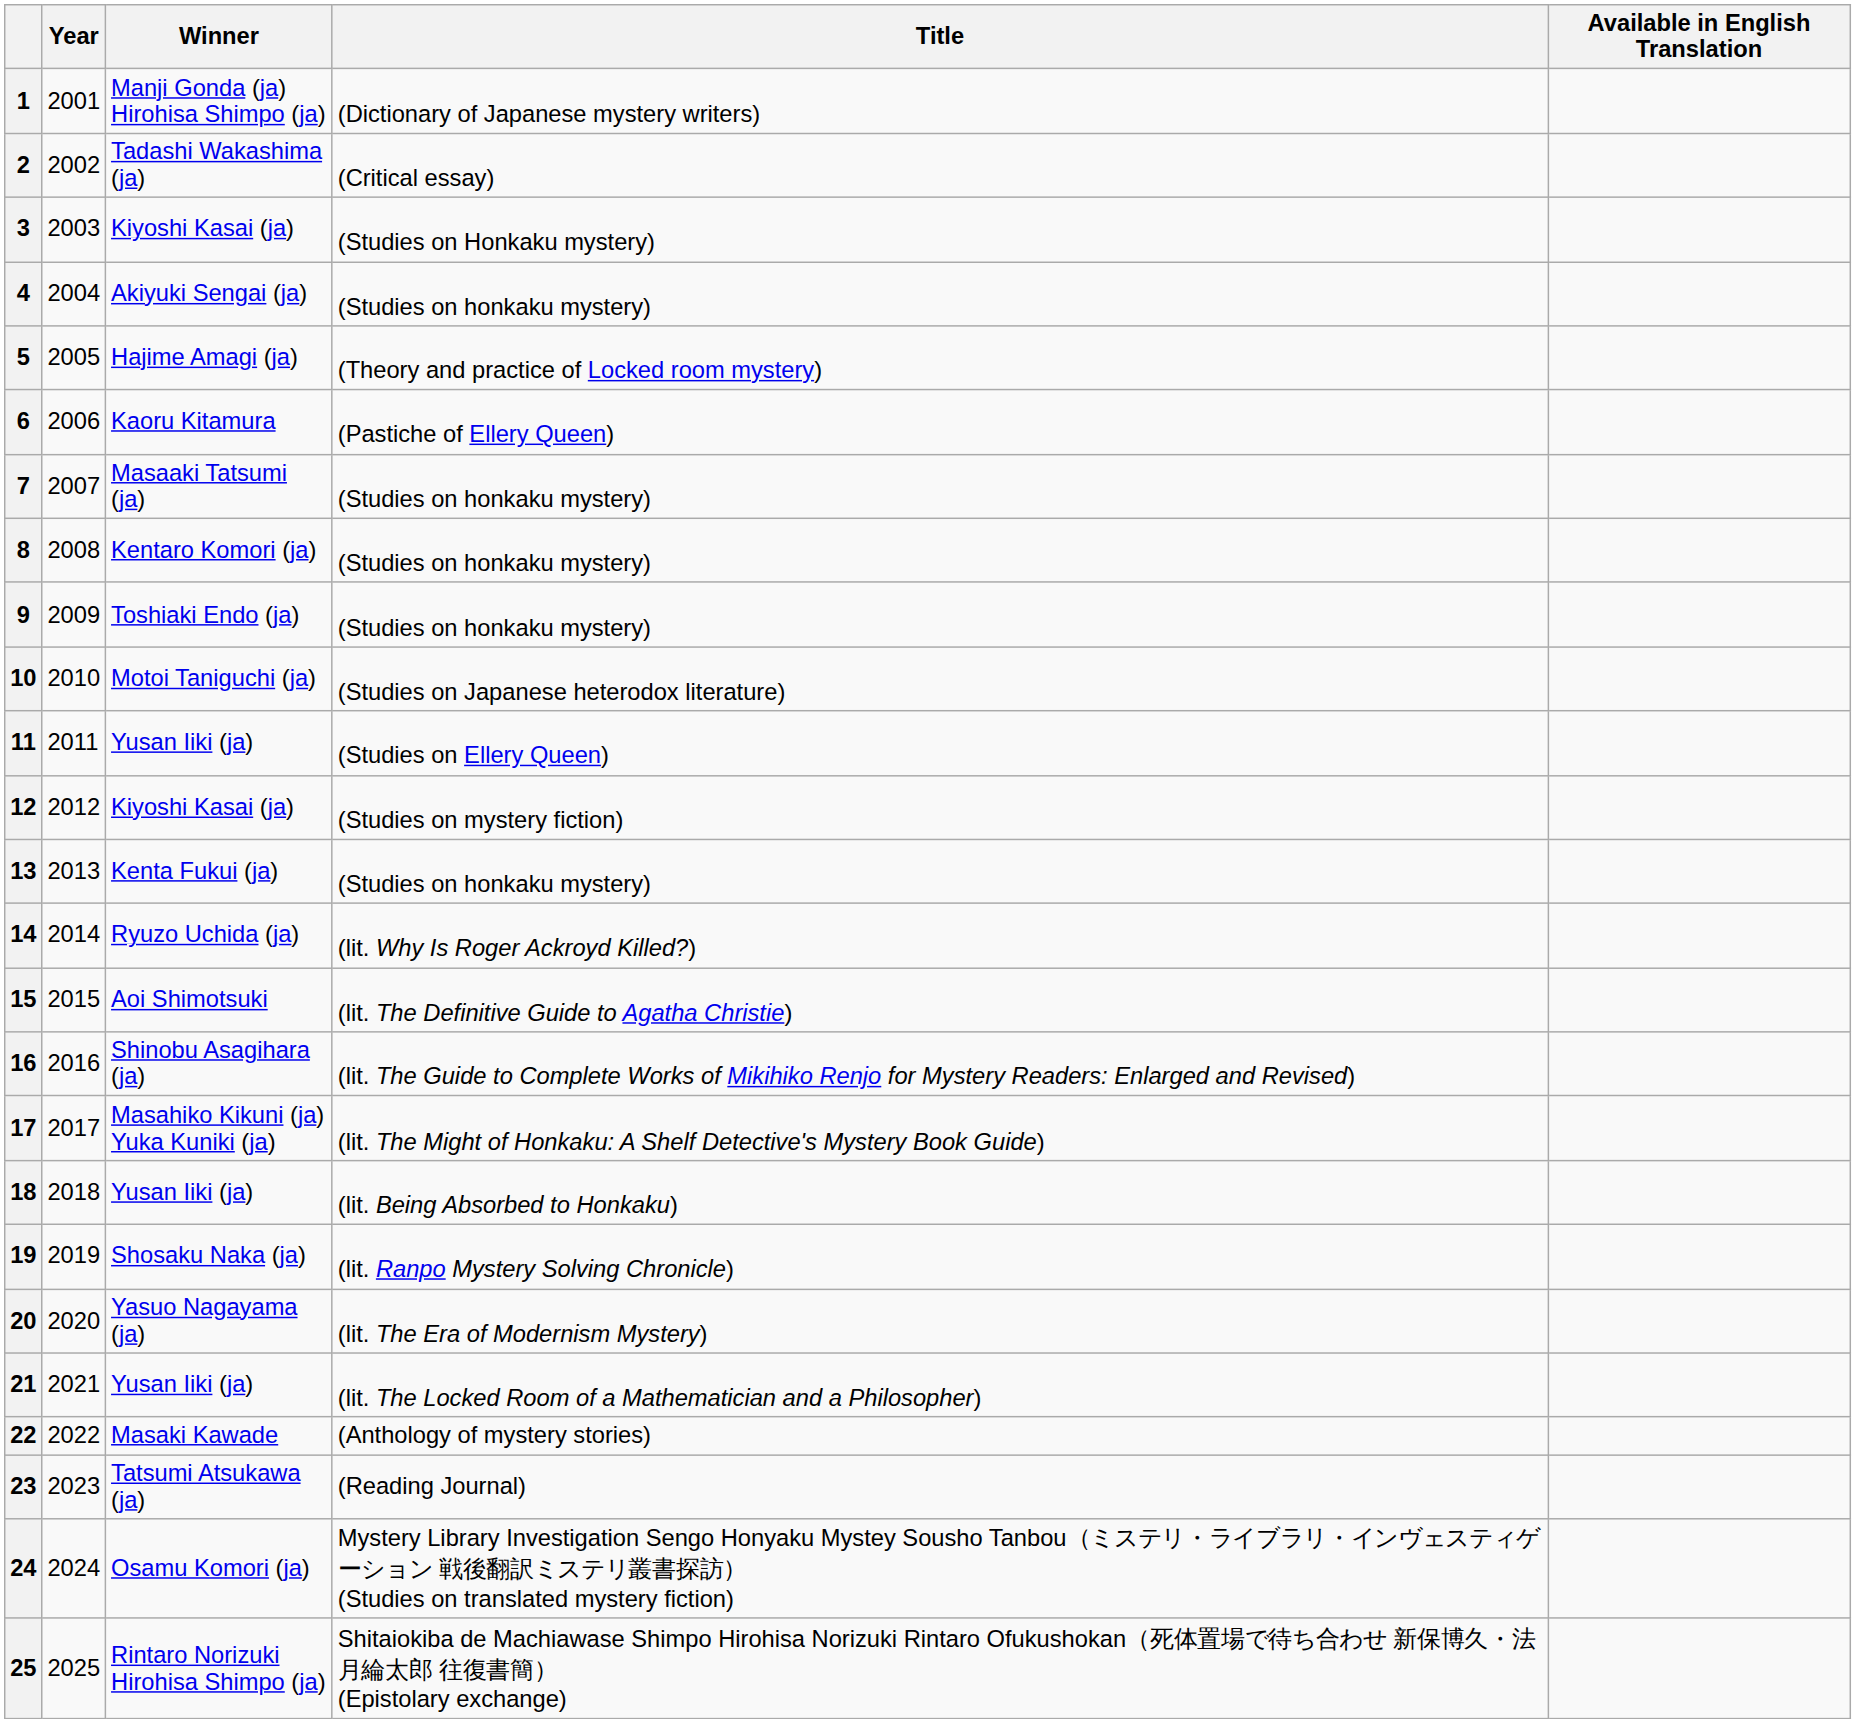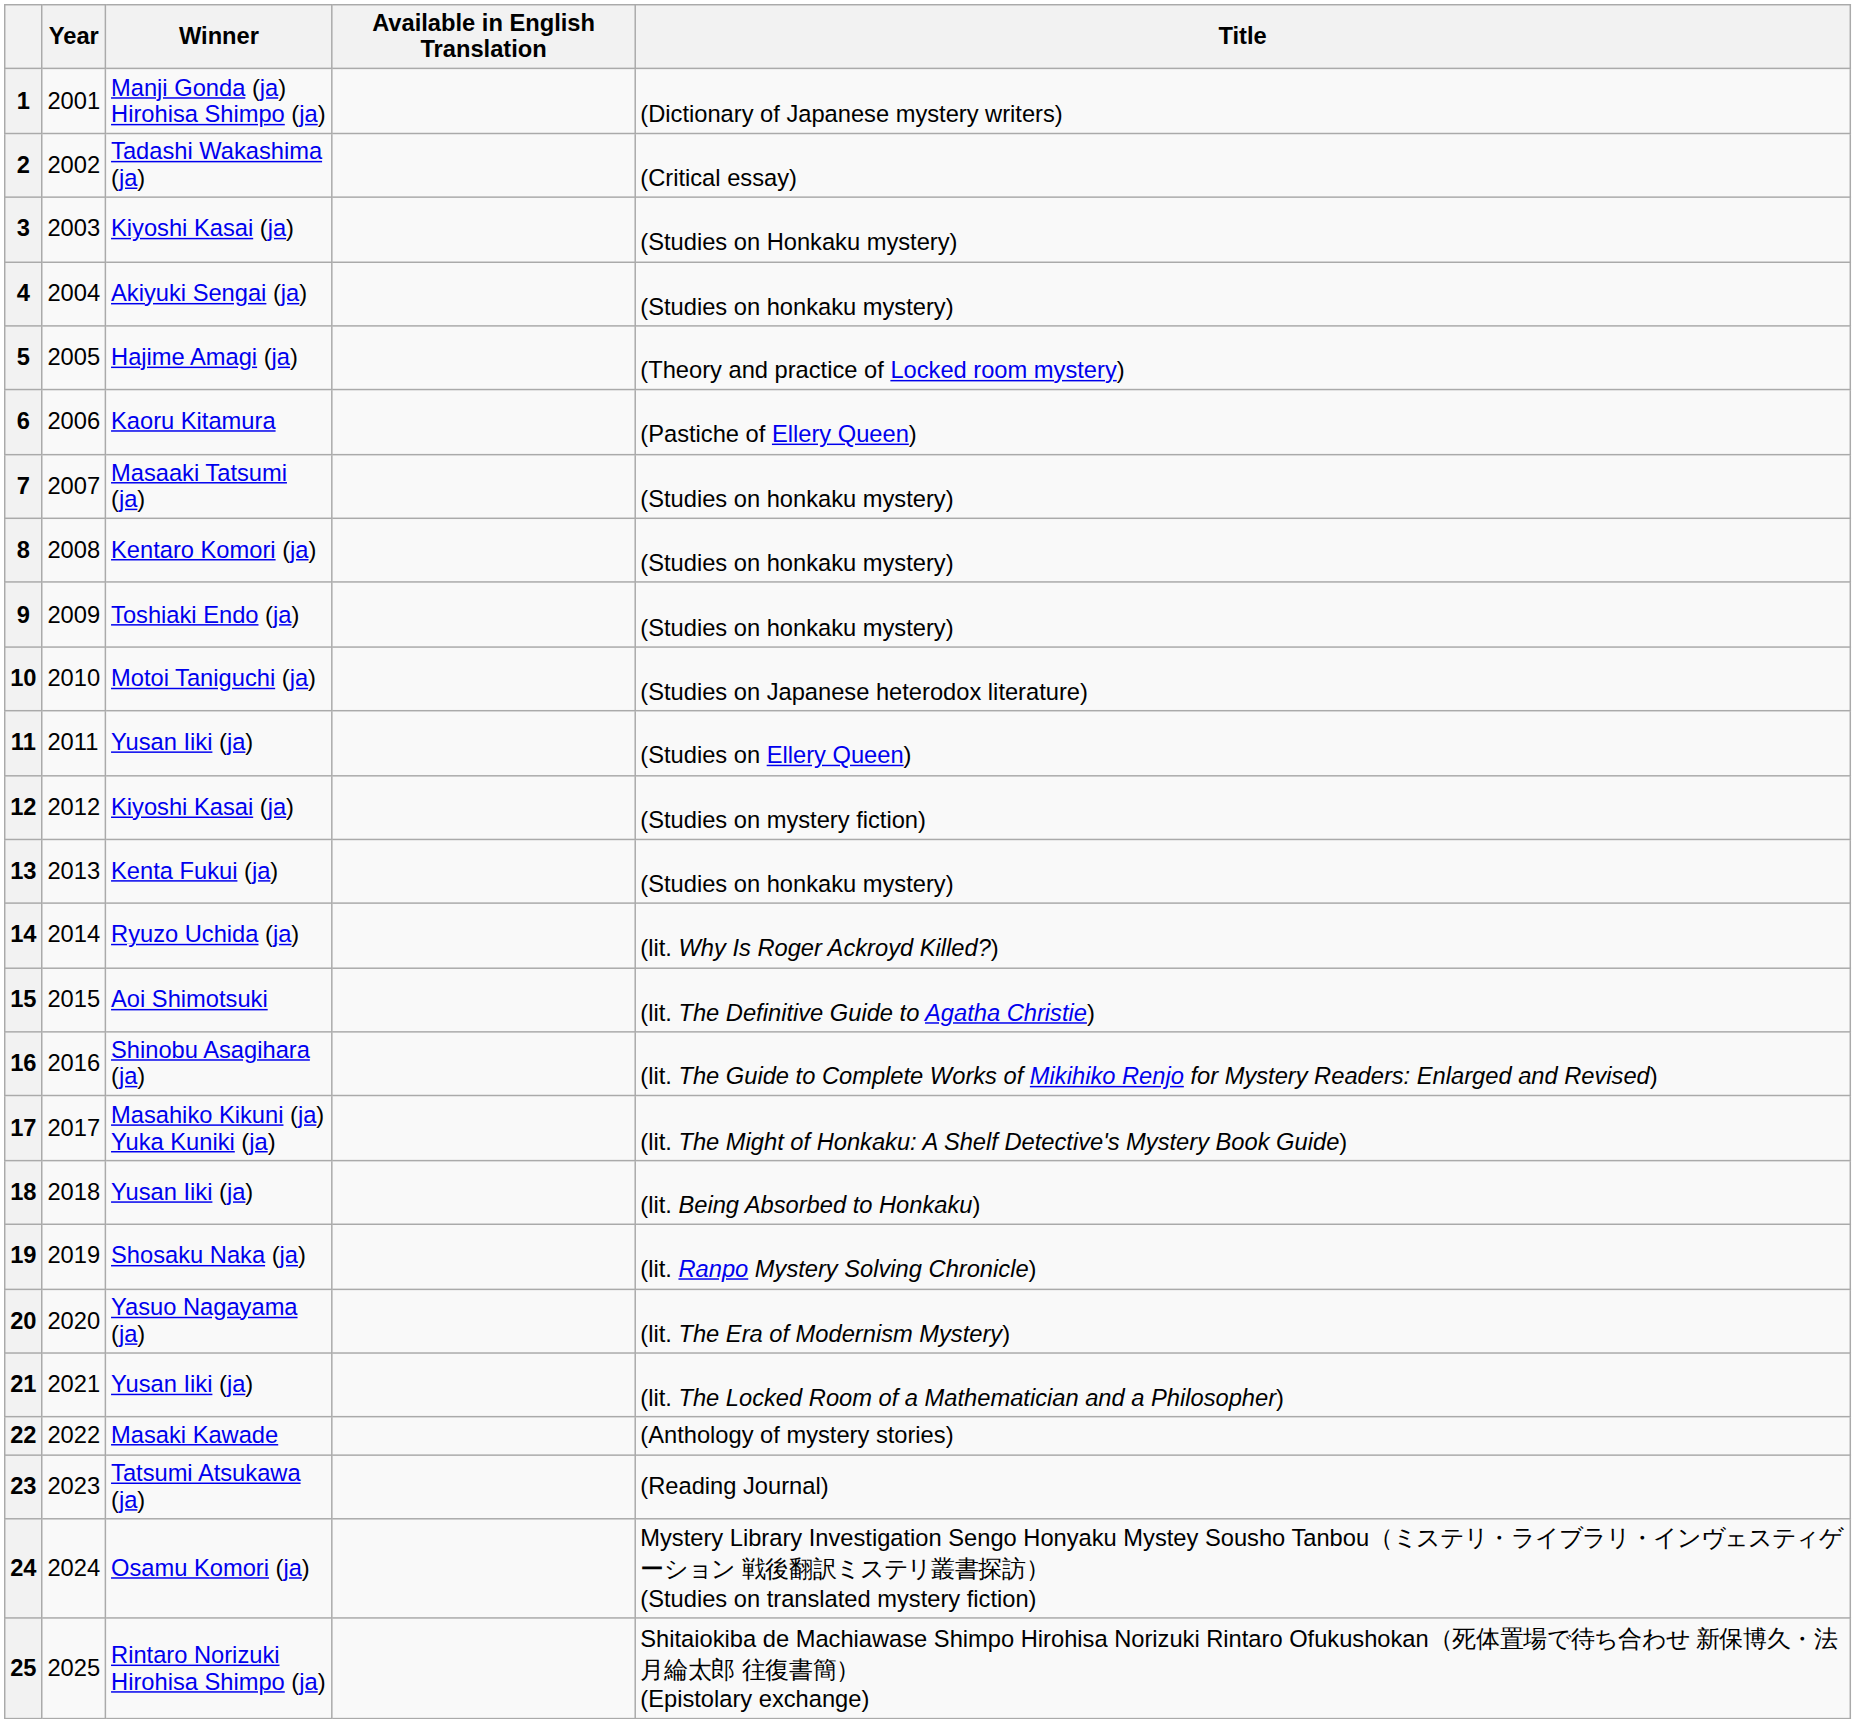columns swapped: (940, 36) <-> (1699, 36)
